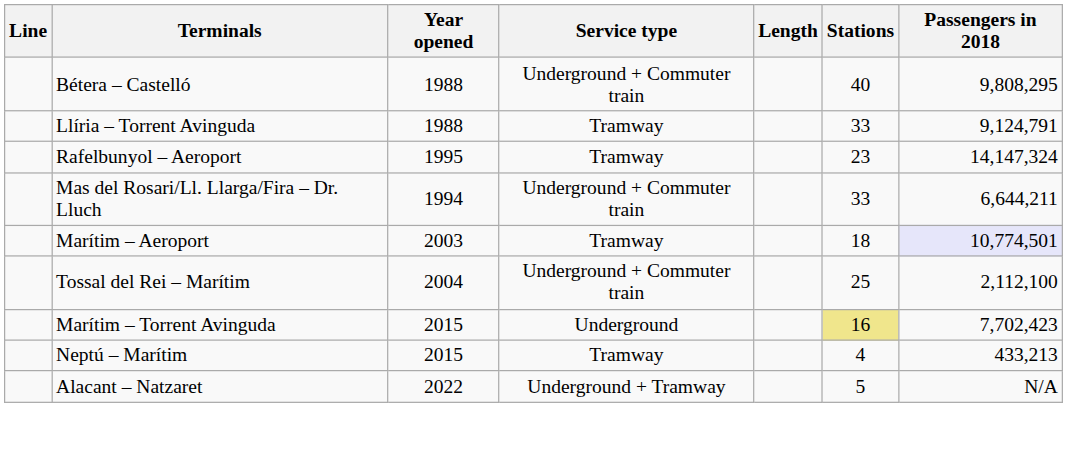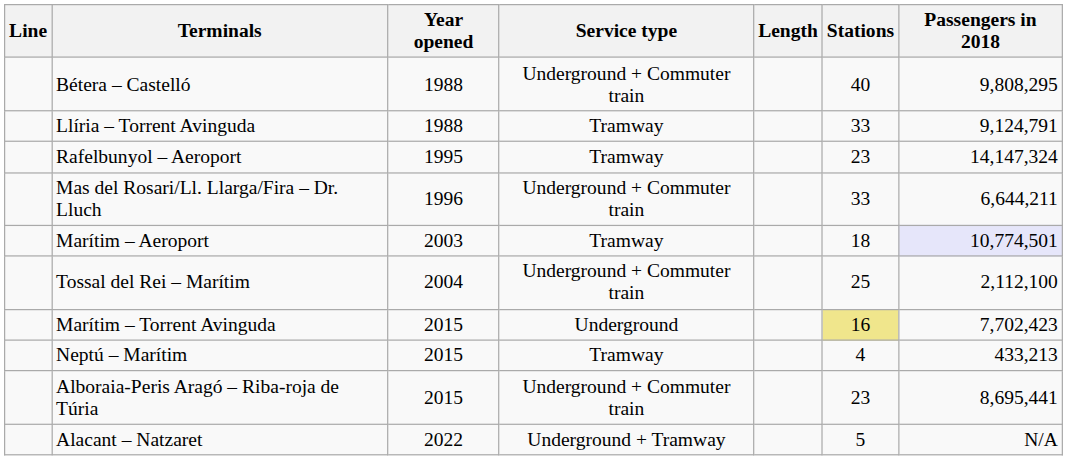(444, 198) 1994 -> (444, 198) 1996
+ row: (198, 397)
